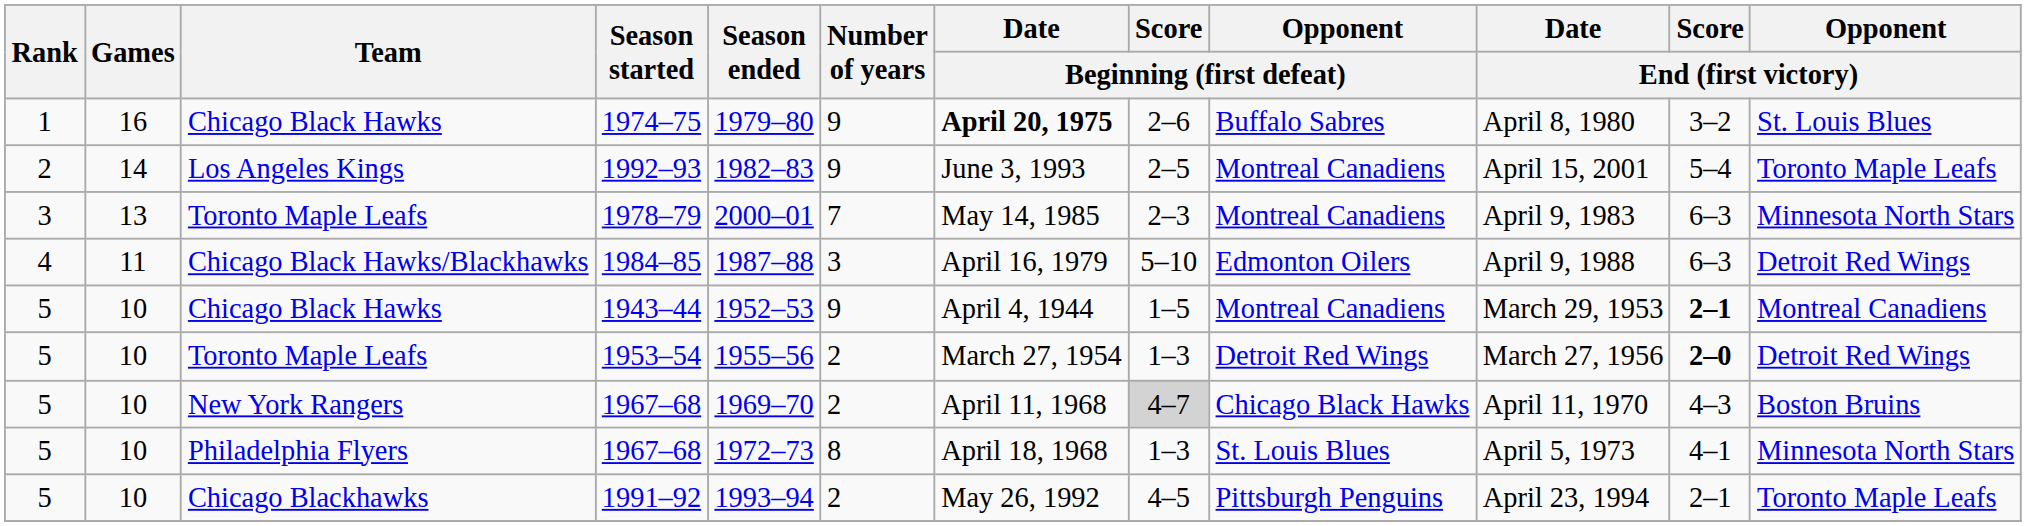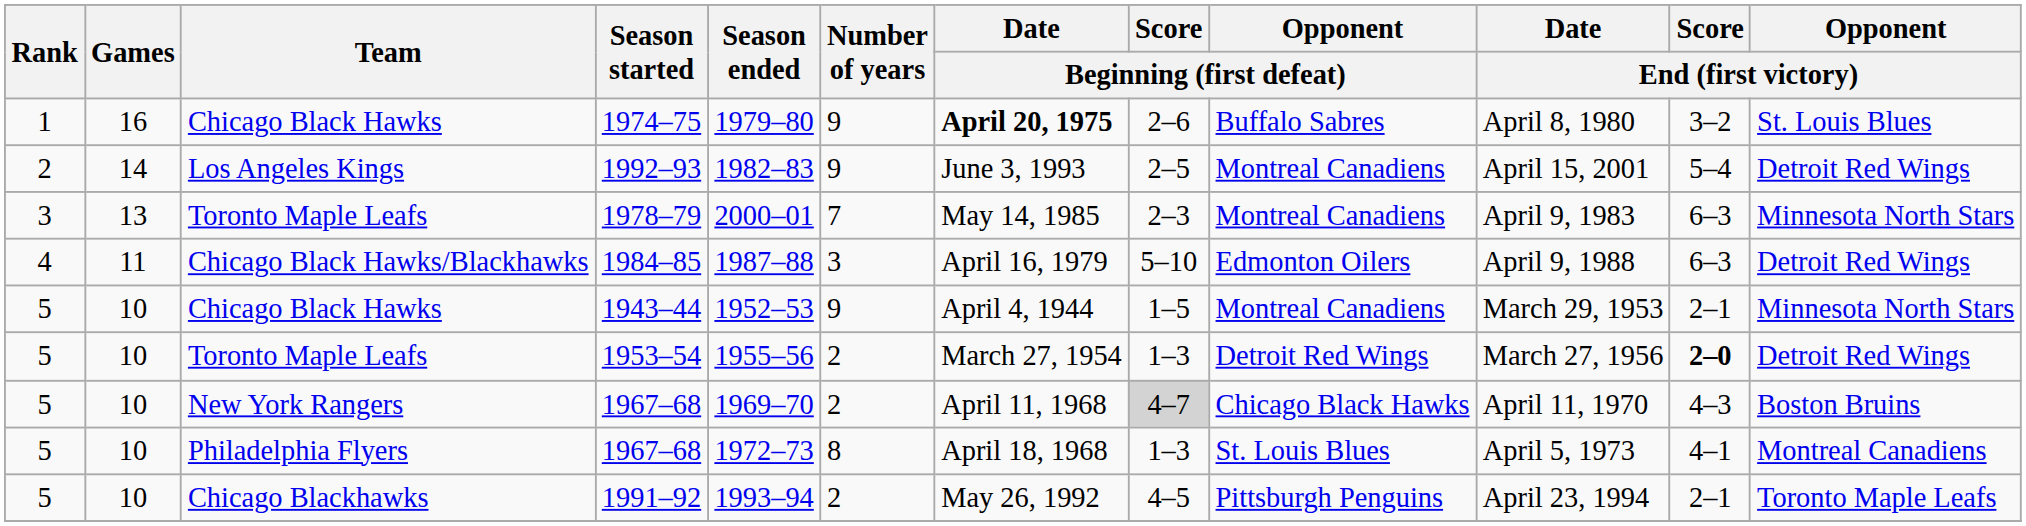(1877, 168) Toronto Maple Leafs -> (1864, 168) Detroit Red Wings
(1710, 309) bold -> (1710, 309) normal
(1872, 309) Montreal Canadiens -> (1886, 309) Minnesota North Stars
(1886, 449) Minnesota North Stars -> (1872, 449) Montreal Canadiens
